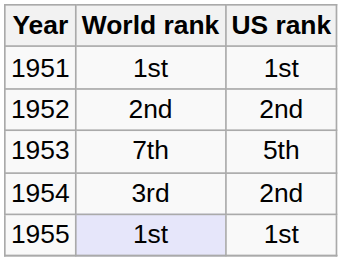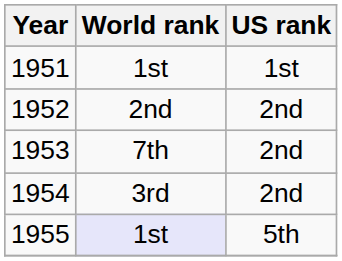(281, 151) 5th -> (281, 151) 2nd
(281, 234) 1st -> (281, 234) 5th
